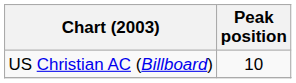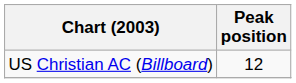(254, 63) 10 -> (254, 63) 12
